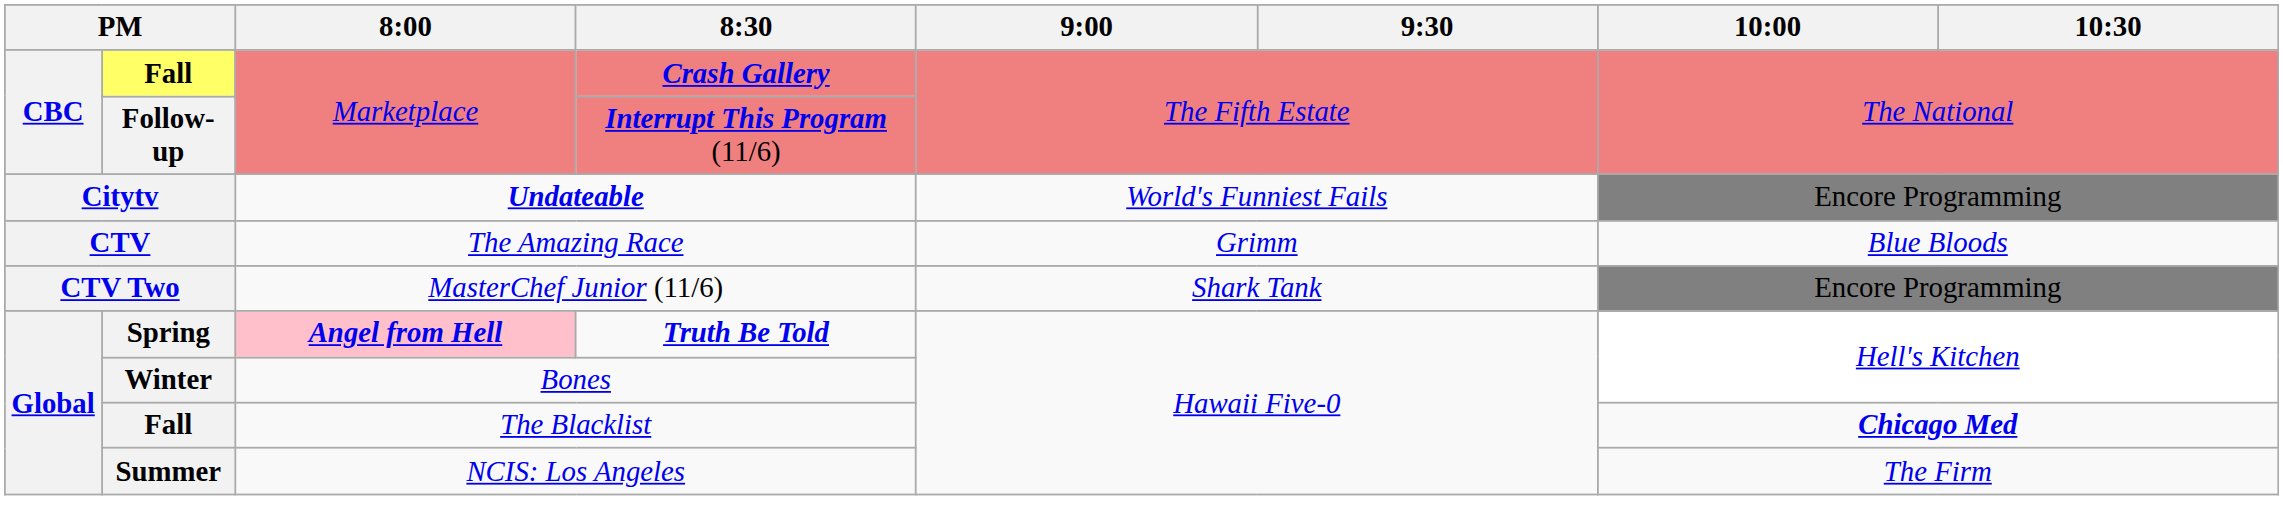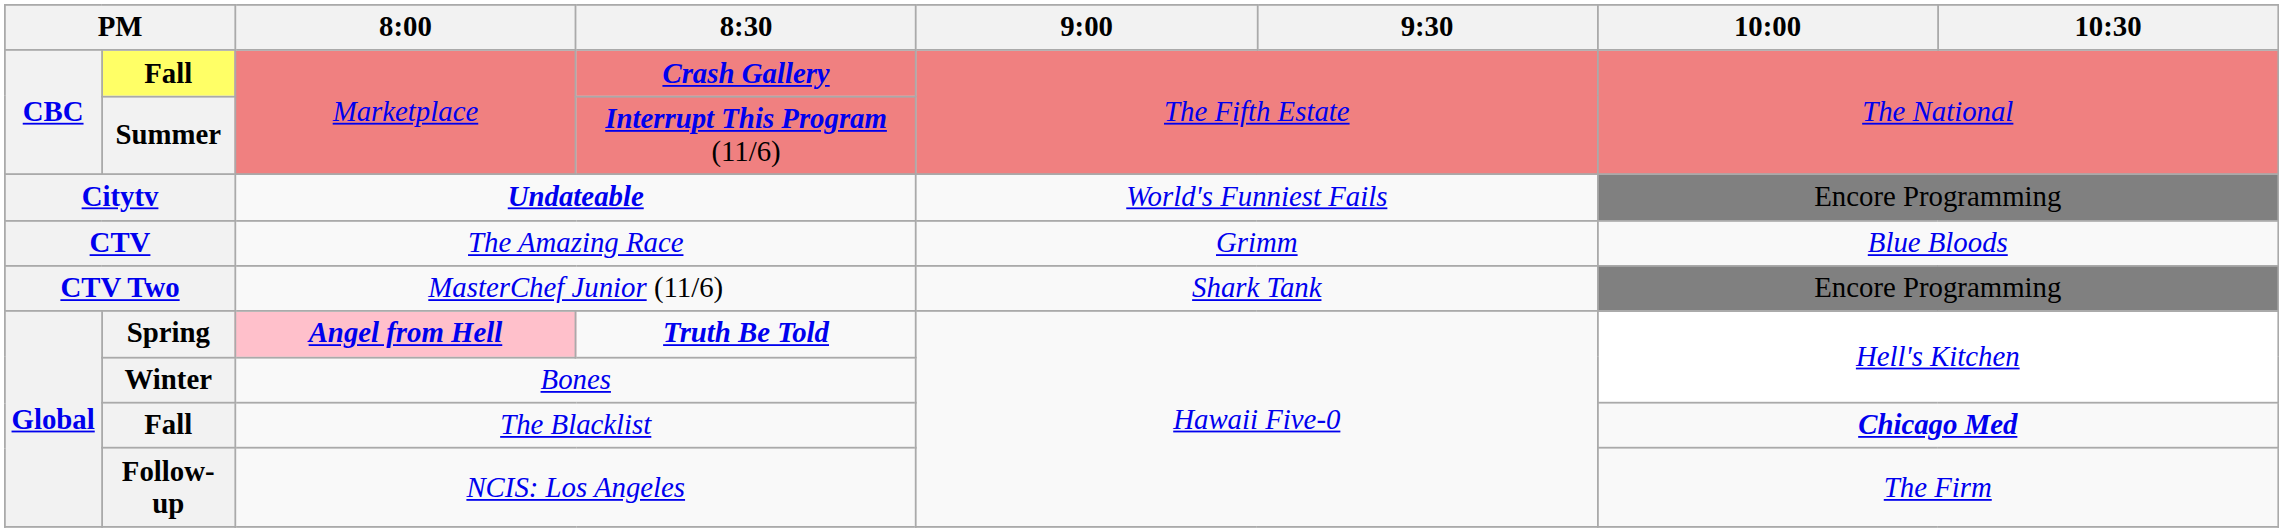(168, 134) Follow-up -> (168, 134) Summer
(168, 470) Summer -> (168, 487) Follow-up
